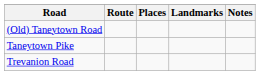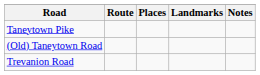rows swapped: (40, 45) <-> (54, 29)
